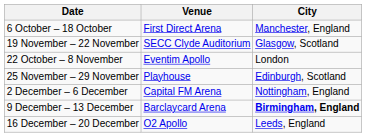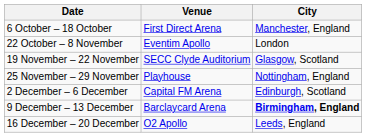rows swapped: (65, 60) <-> (73, 44)
(301, 76) Edinburgh, Scotland -> (302, 76) Nottingham, England
(302, 92) Nottingham, England -> (301, 92) Edinburgh, Scotland
